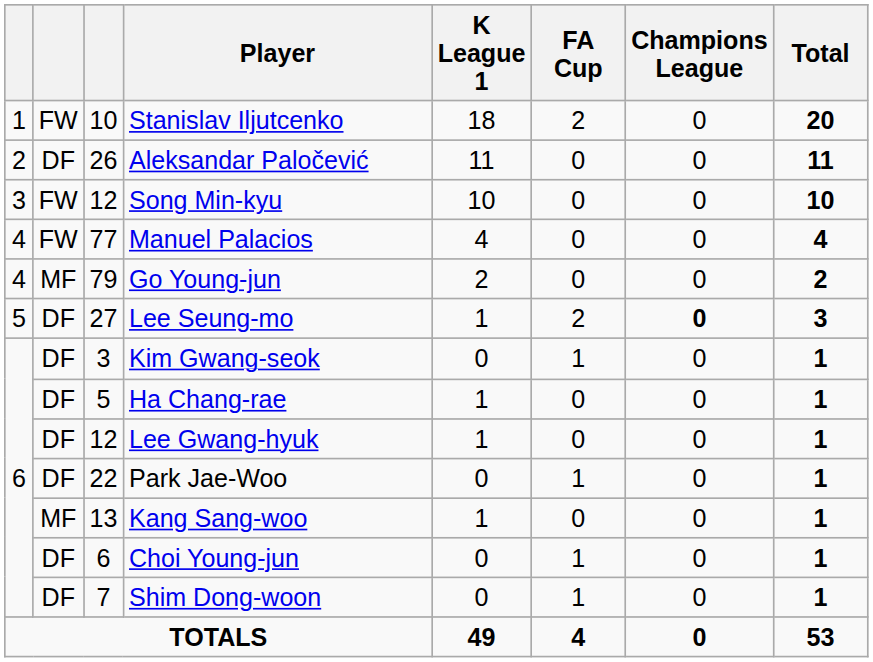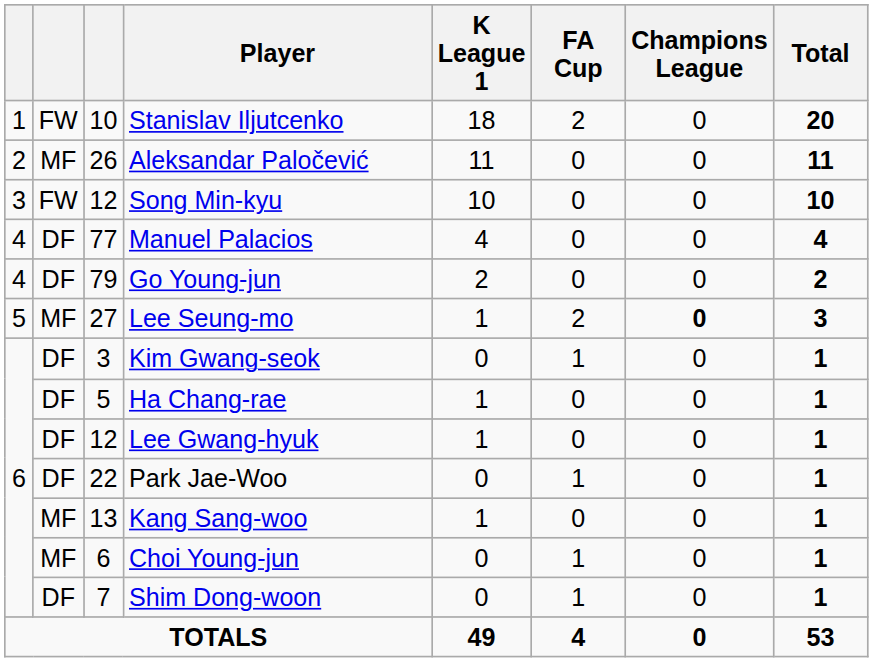(58, 160) DF -> (58, 160) MF
(58, 240) FW -> (58, 240) DF
(58, 279) MF -> (58, 279) DF
(58, 319) DF -> (58, 319) MF
(58, 557) DF -> (58, 557) MF
